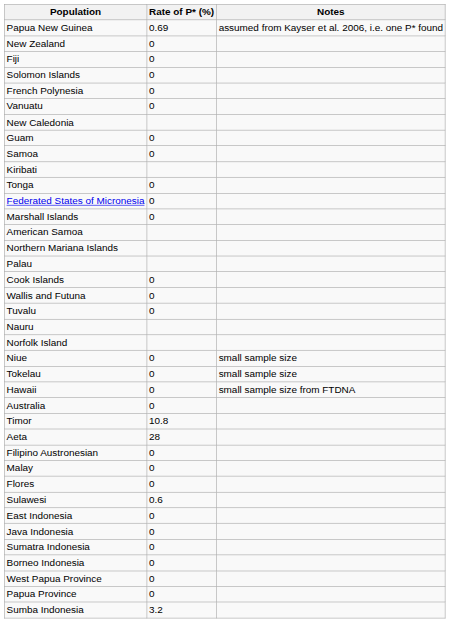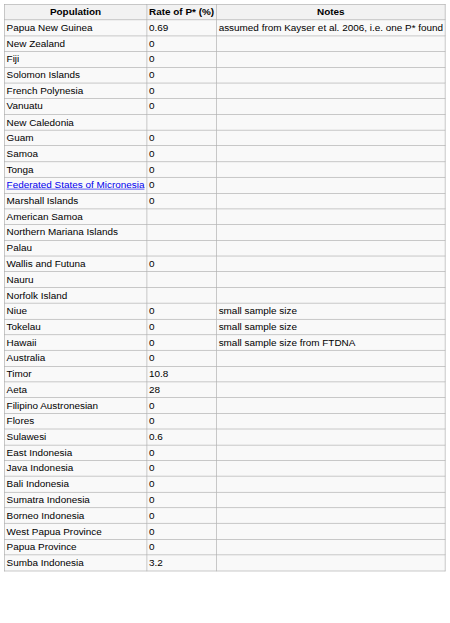- row: (22, 169)
- row: (35, 279)
- row: (21, 311)
- row: (20, 468)
+ row: (38, 484)
